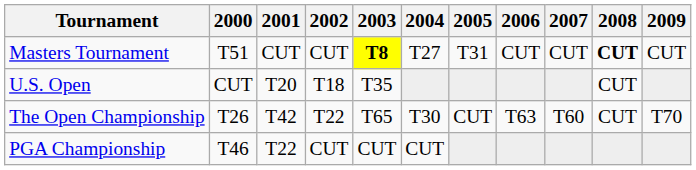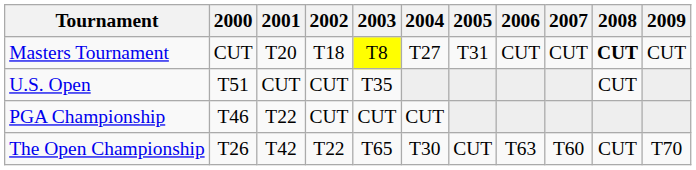(233, 52) T51 -> (233, 52) CUT
(281, 52) CUT -> (281, 52) T20
(329, 52) CUT -> (329, 52) T18
(377, 52) bold -> (377, 52) normal
(233, 84) CUT -> (233, 84) T51
(281, 84) T20 -> (281, 84) CUT
(329, 84) T18 -> (329, 84) CUT
rows swapped: (107, 116) <-> (87, 149)
